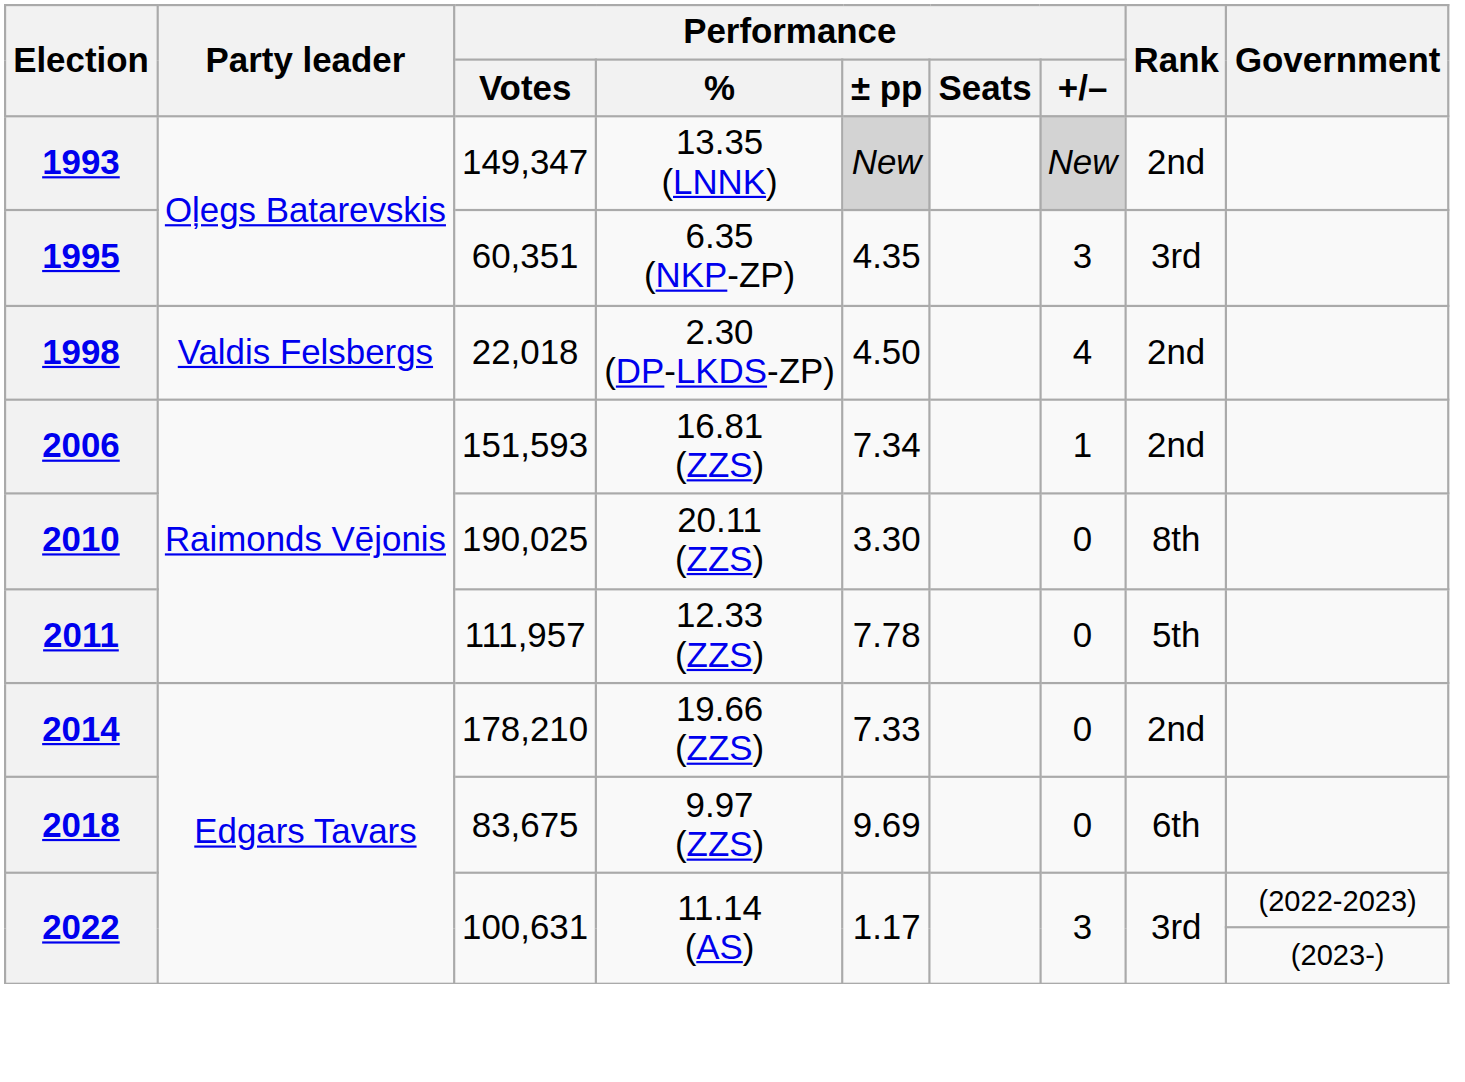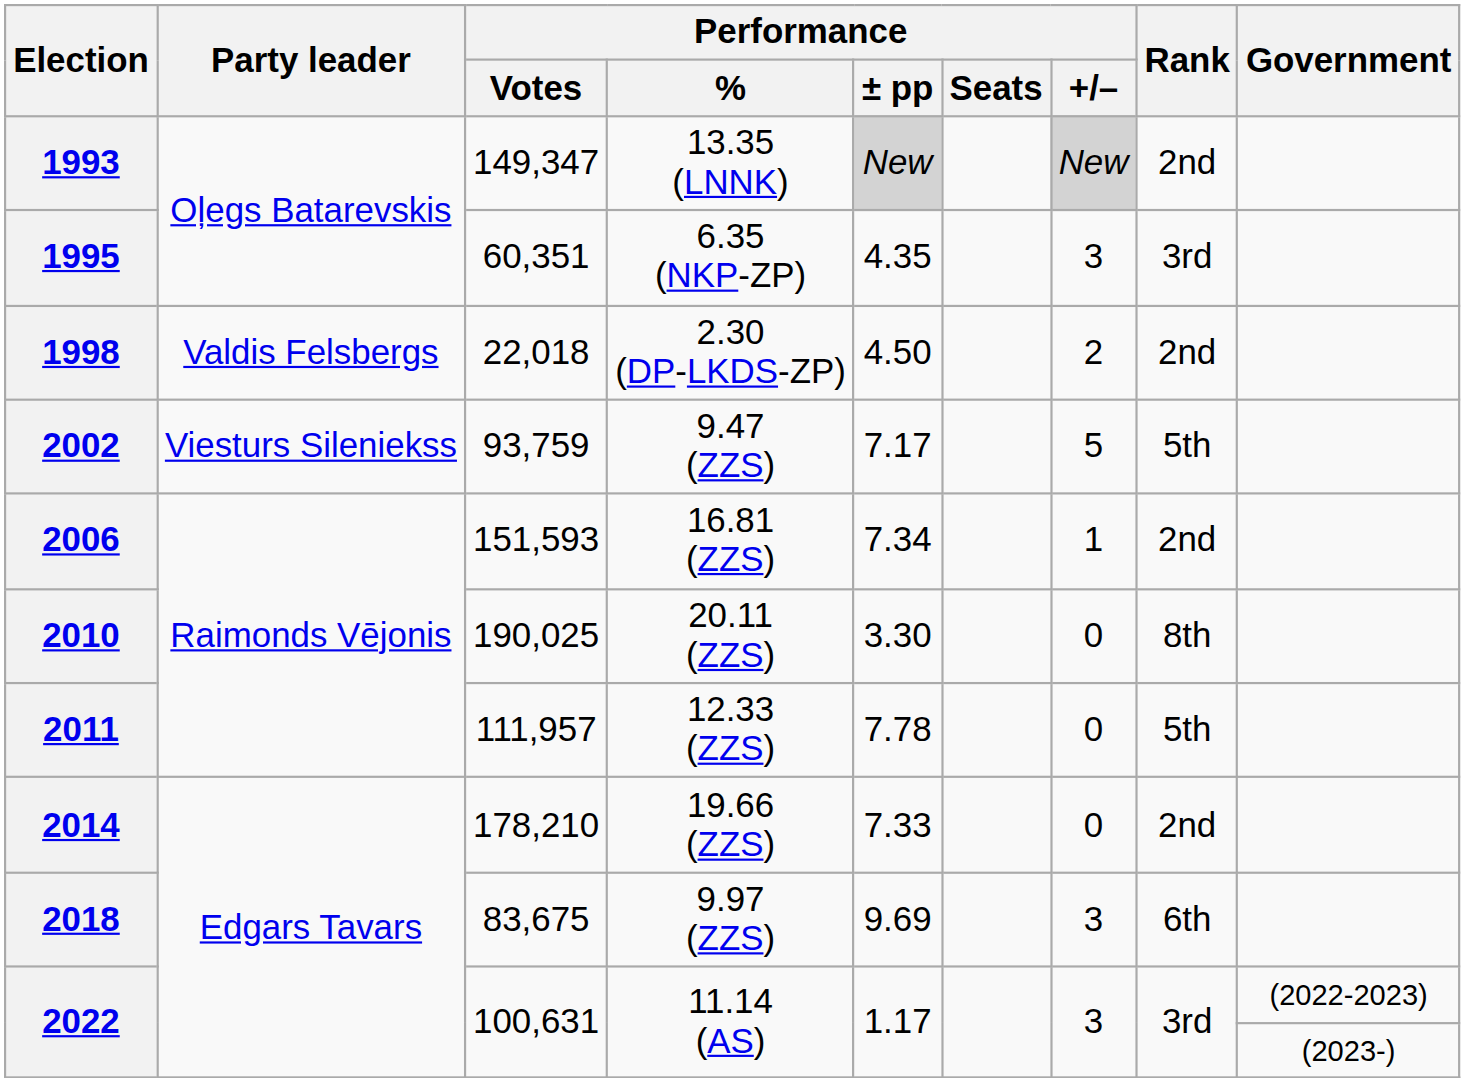(1083, 351) 4 -> (1094, 351) 2
+ row: (81, 446)
(1083, 824) 0 -> (1094, 918) 3
